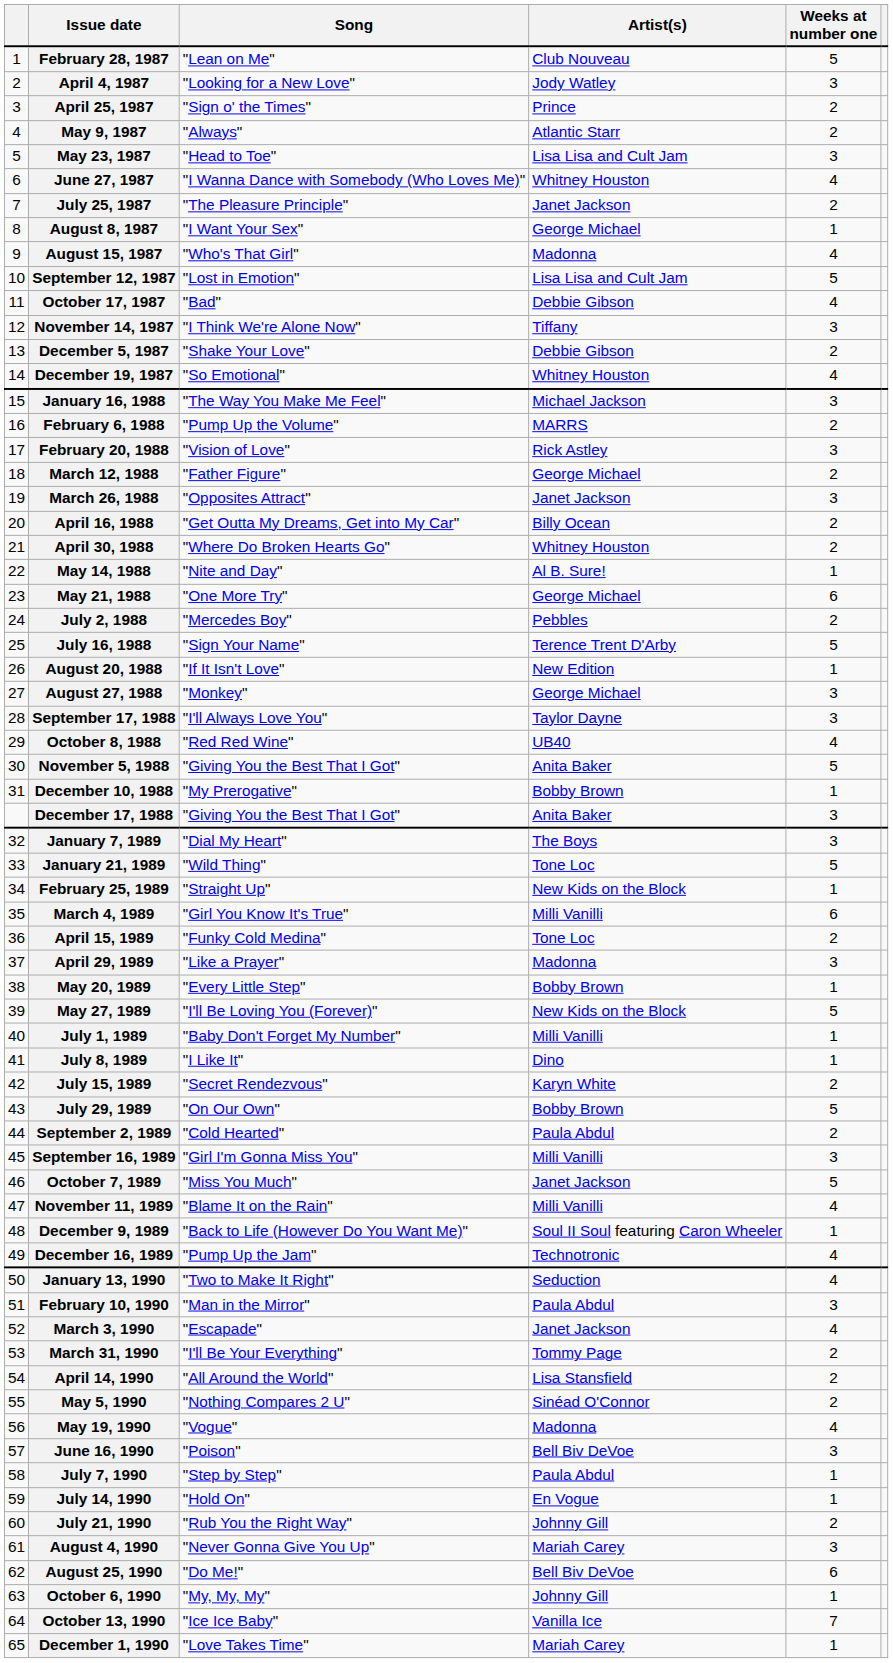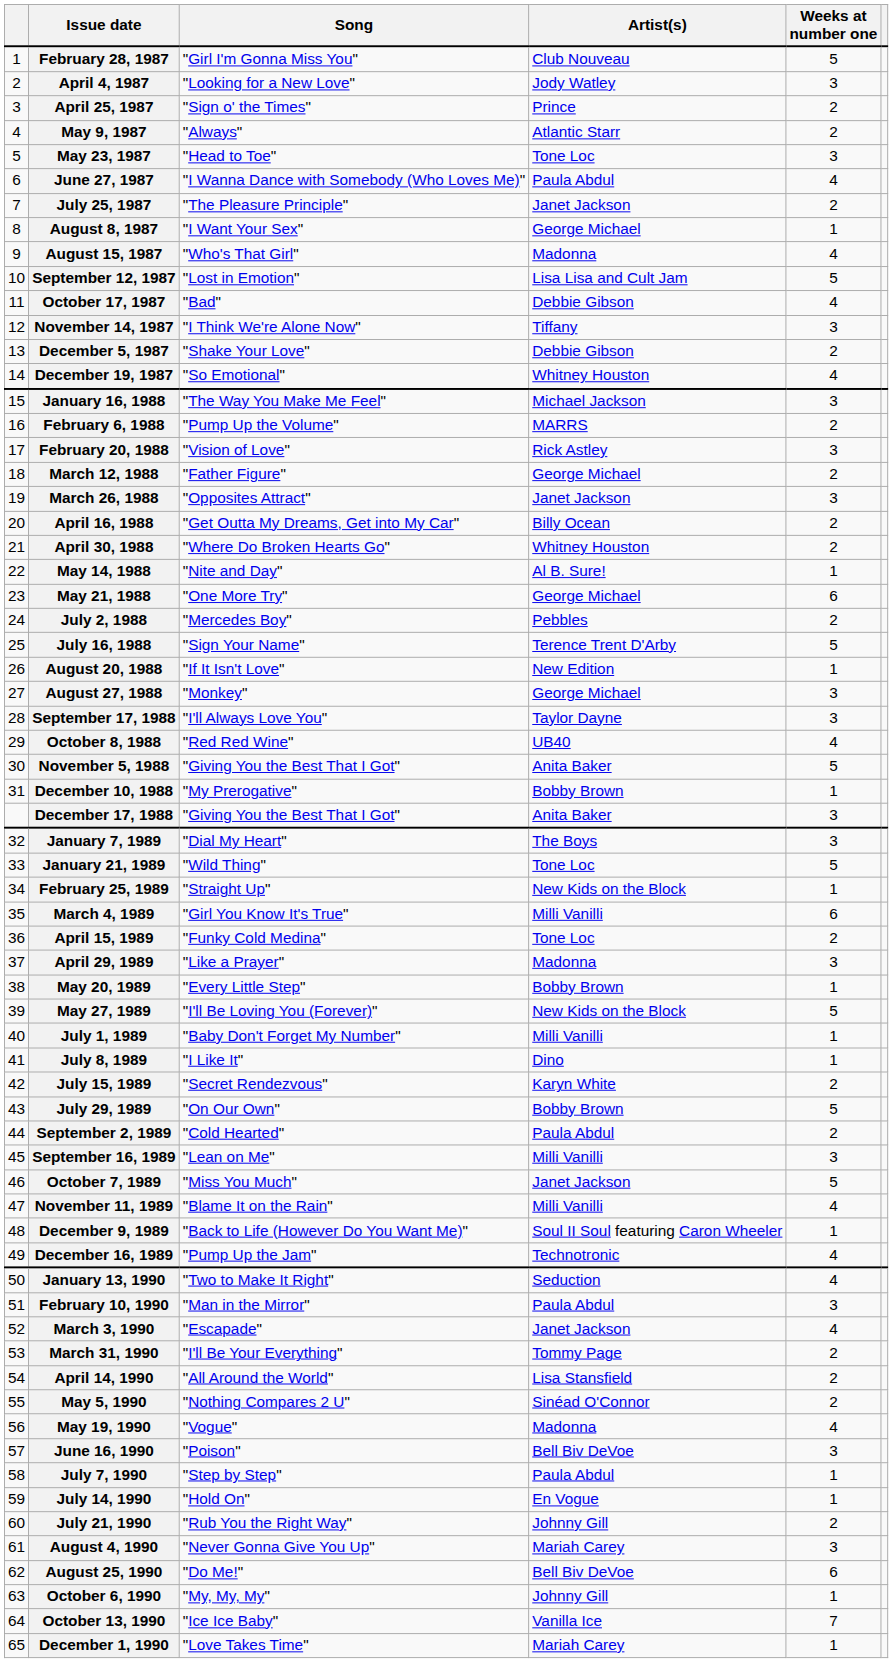(229, 59) "Lean on Me" -> (270, 59) "Girl I'm Gonna Miss You"
(610, 156) Lisa Lisa and Cult Jam -> (563, 156) Tone Loc
(591, 181) Whitney Houston -> (573, 181) Paula Abdul
(270, 1157) "Girl I'm Gonna Miss You" -> (229, 1157) "Lean on Me"
